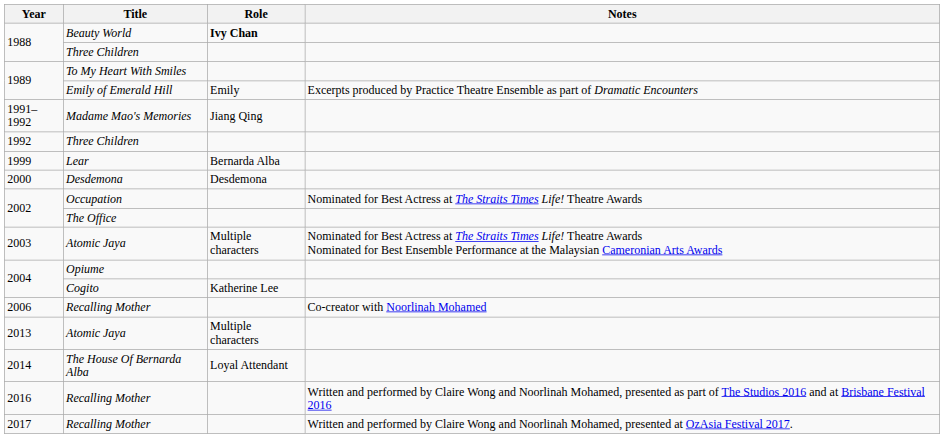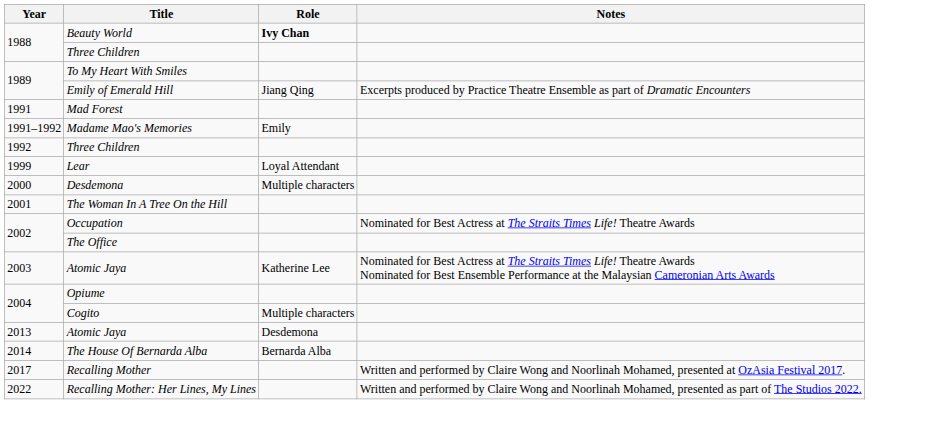(225, 90) Emily -> (288, 90) Jiang Qing
+ row: (19, 109)
(236, 115) Jiang Qing -> (276, 128) Emily
(245, 160) Bernarda Alba -> (300, 166) Loyal Attendant
(238, 179) Desdemona -> (308, 185) Multiple characters
+ row: (19, 204)
(234, 243) Multiple characters -> (296, 268) Katherine Lee
(244, 288) Katherine Lee -> (308, 312) Multiple characters
- row: (19, 307)
(234, 333) Multiple characters -> (290, 332) Desdemona
(249, 365) Loyal Attendant -> (296, 351) Bernarda Alba
- row: (19, 398)
+ row: (19, 389)
